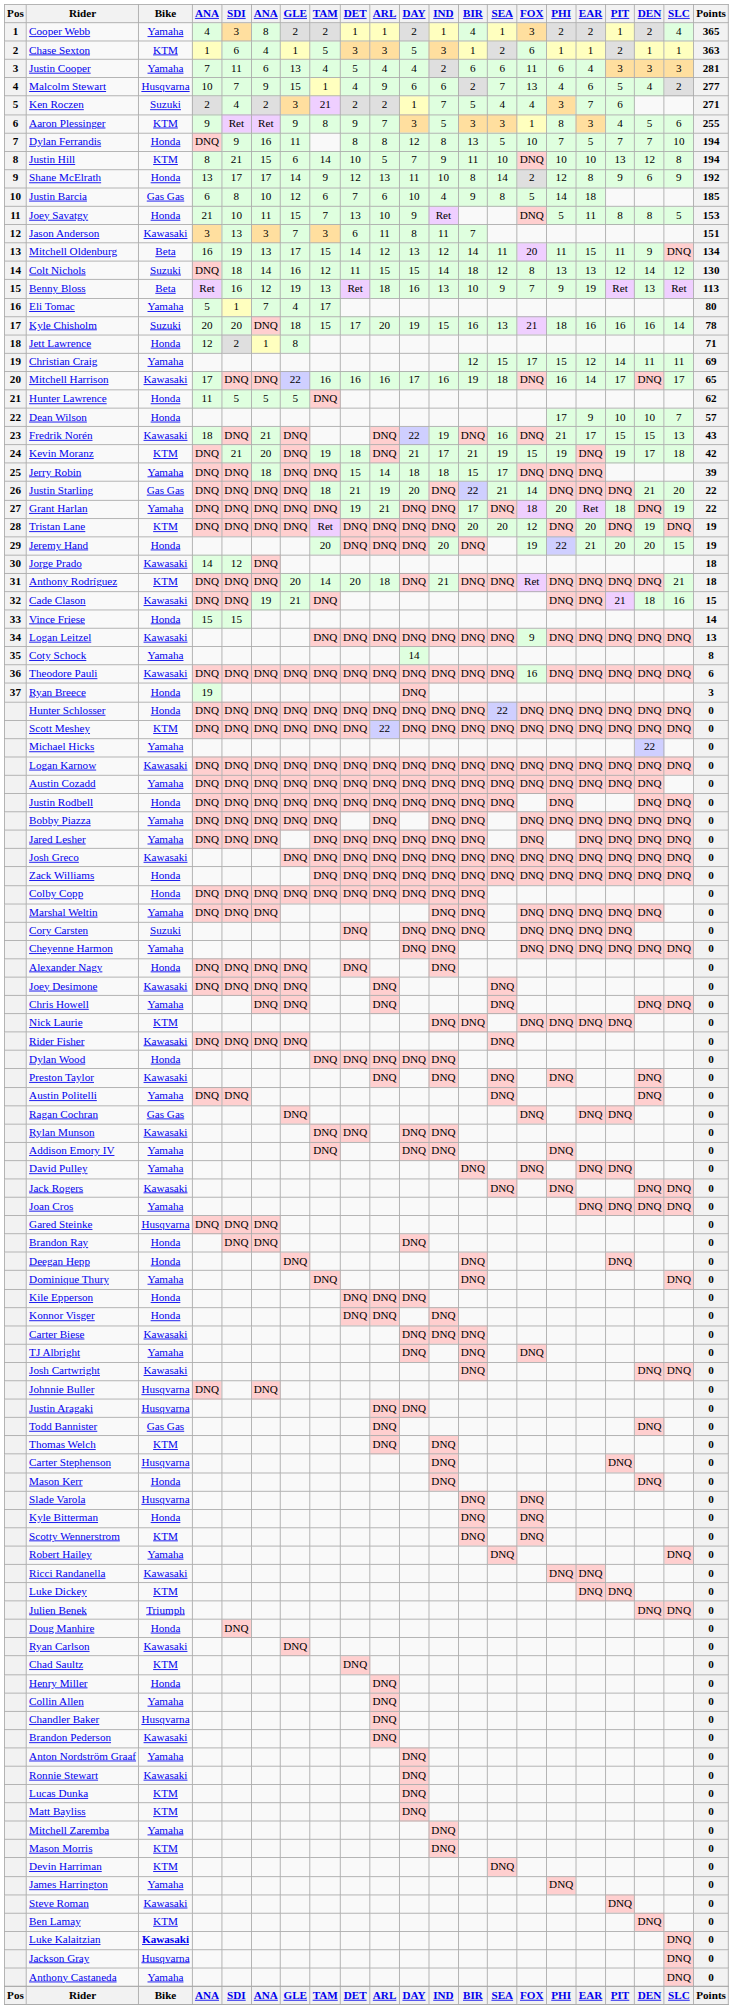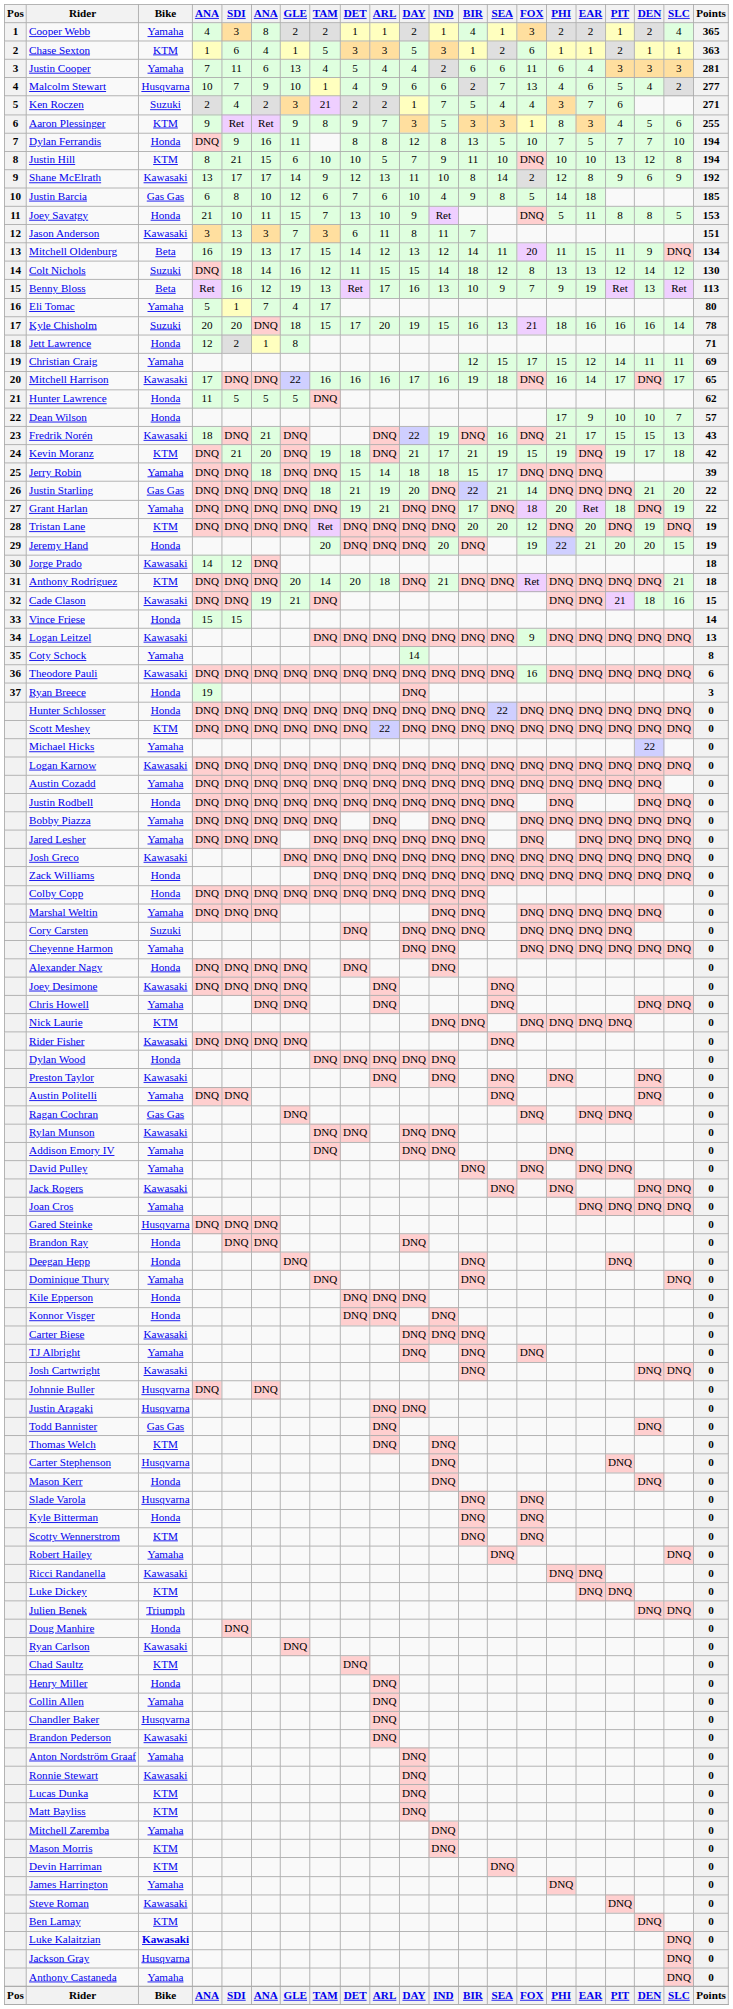(295, 86) 15 -> (295, 86) 10
(325, 160) 14 -> (325, 160) 10
(165, 178) Honda -> (165, 178) Kawasaki
(385, 288) 18 -> (385, 288) 17
